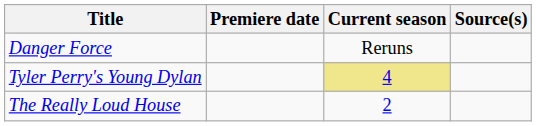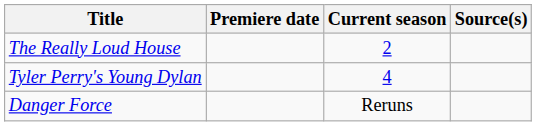rows swapped: (60, 47) <-> (95, 105)
(387, 76) khaki background -> (387, 76) no background
